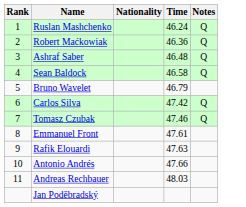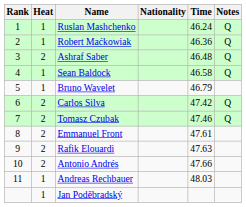+ column: (43, 12)
